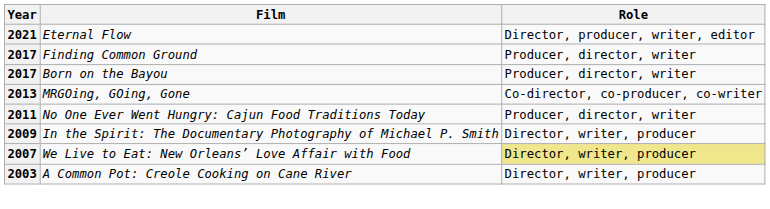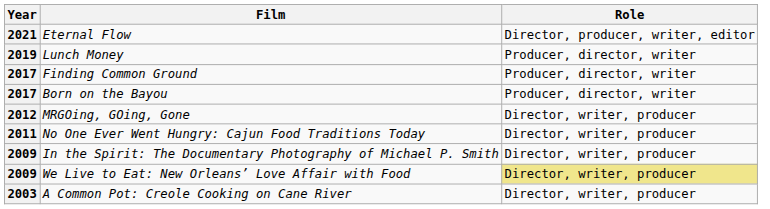+ row: (83, 54)
(22, 94) 2013 -> (22, 114) 2012
(633, 94) Co-director, co-producer, co-writer -> (600, 114) Director, writer, producer
(600, 114) Producer, director, writer -> (600, 134) Director, writer, producer
(22, 154) 2007 -> (22, 174) 2009
